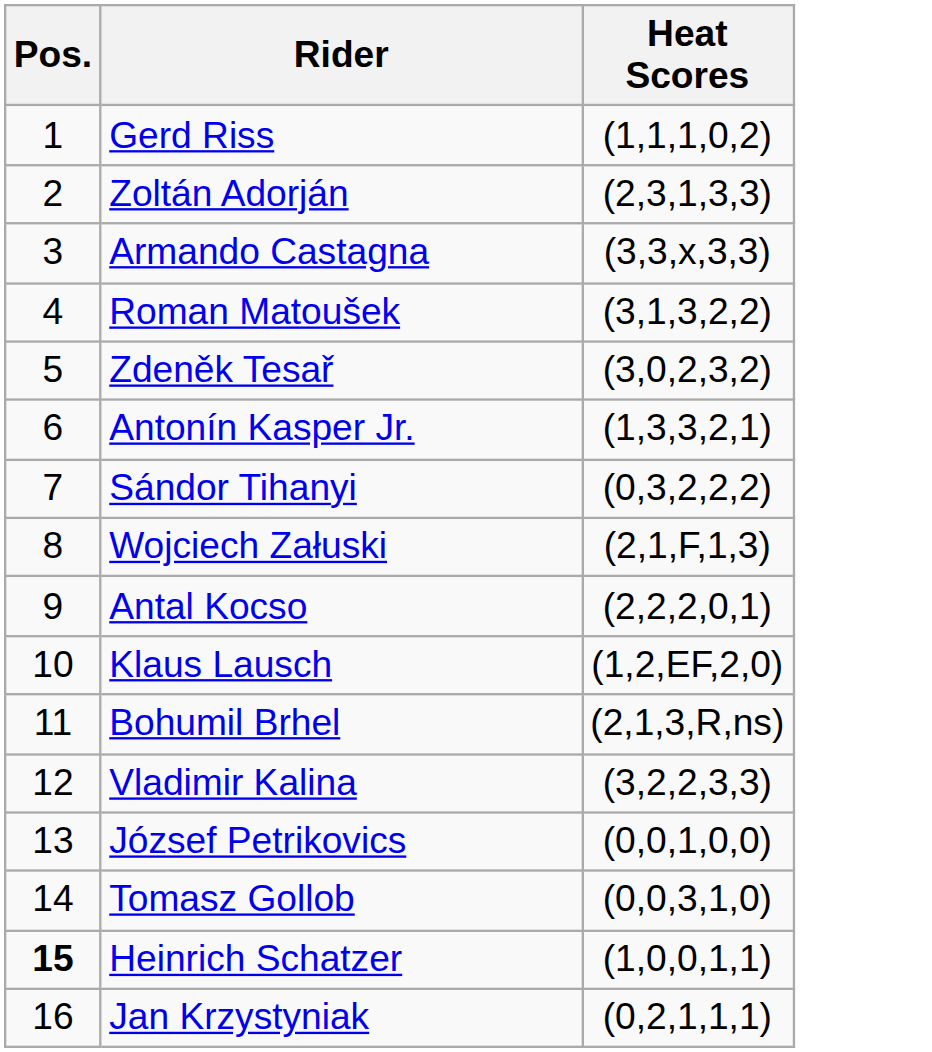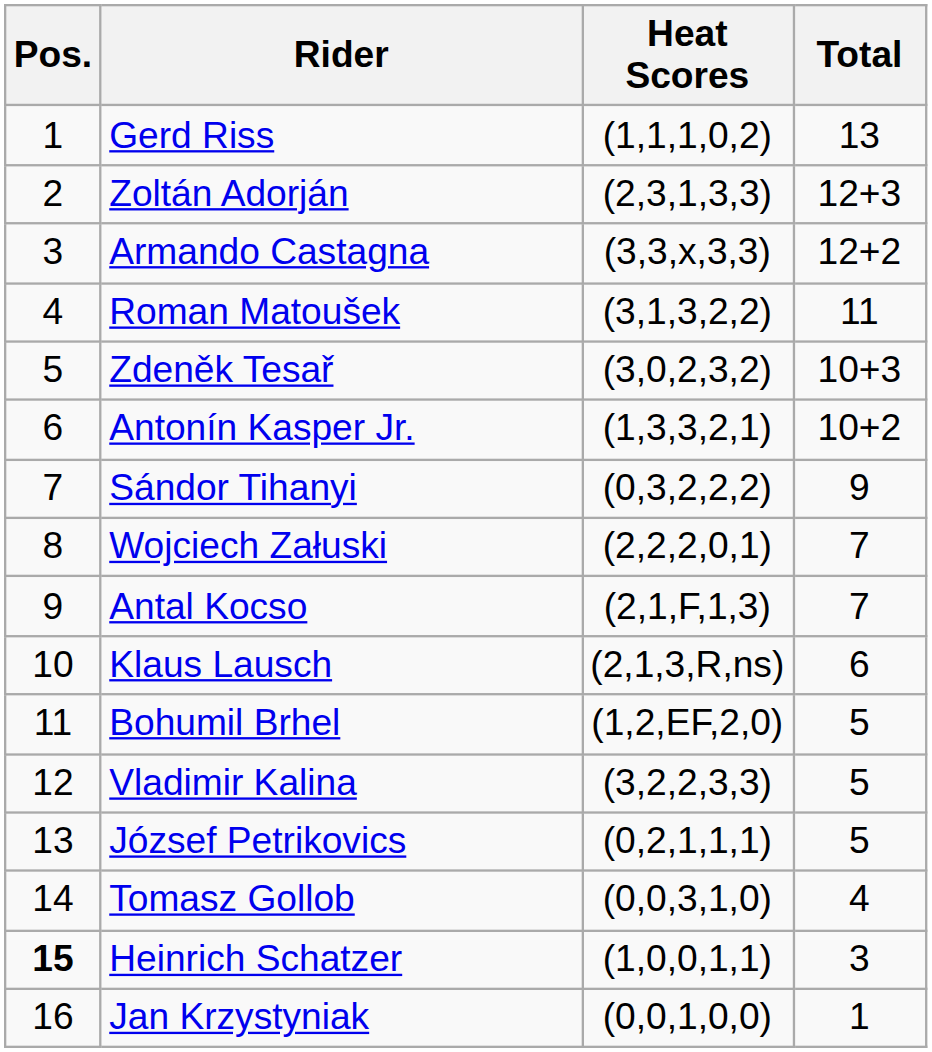+ column: (859, 54)
(687, 546) (2,1,F,1,3) -> (687, 546) (2,2,2,0,1)
(687, 605) (2,2,2,0,1) -> (687, 605) (2,1,F,1,3)
(687, 664) (1,2,EF,2,0) -> (687, 664) (2,1,3,R,ns)
(687, 723) (2,1,3,R,ns) -> (687, 723) (1,2,EF,2,0)
(687, 841) (0,0,1,0,0) -> (687, 841) (0,2,1,1,1)
(687, 1017) (0,2,1,1,1) -> (687, 1017) (0,0,1,0,0)
